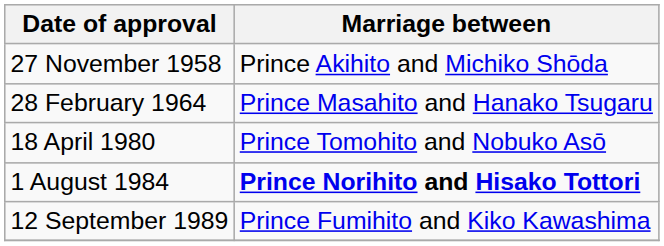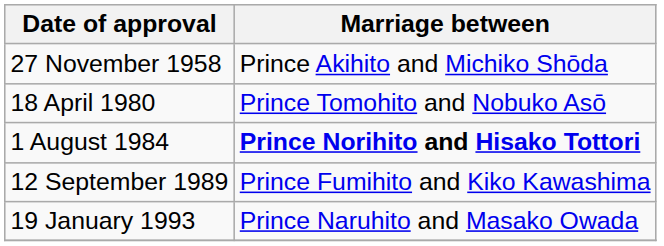- row: (108, 102)
+ row: (103, 220)
